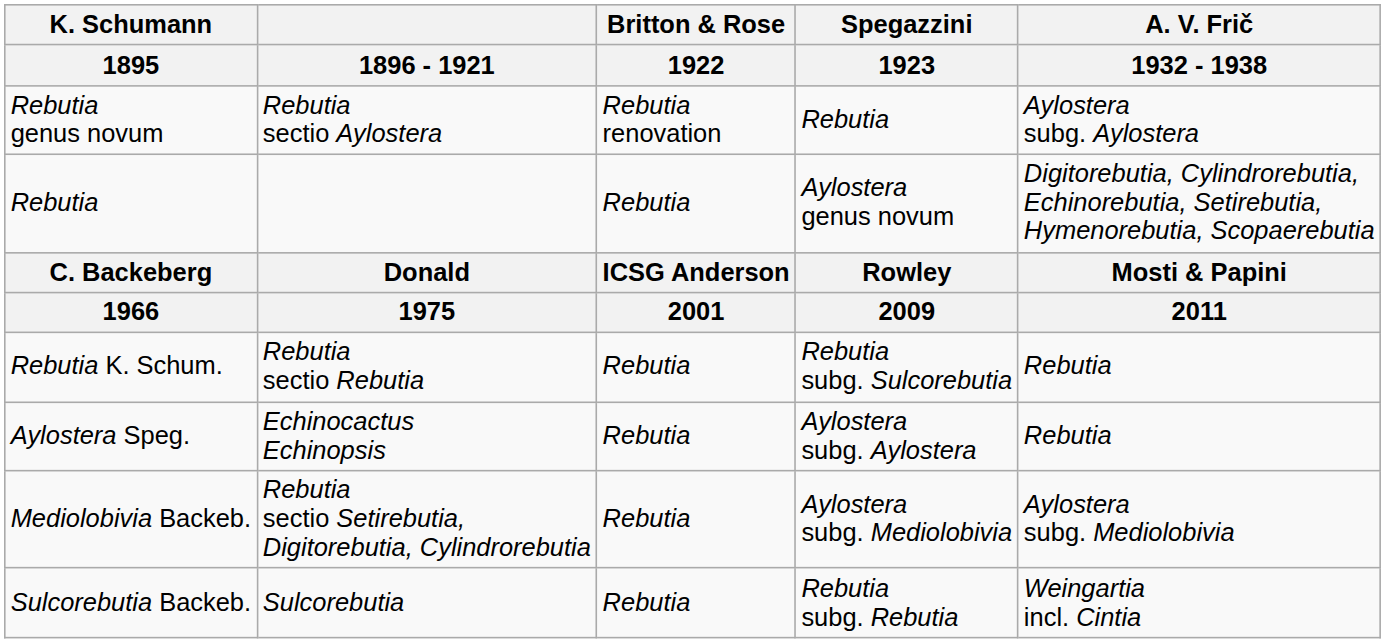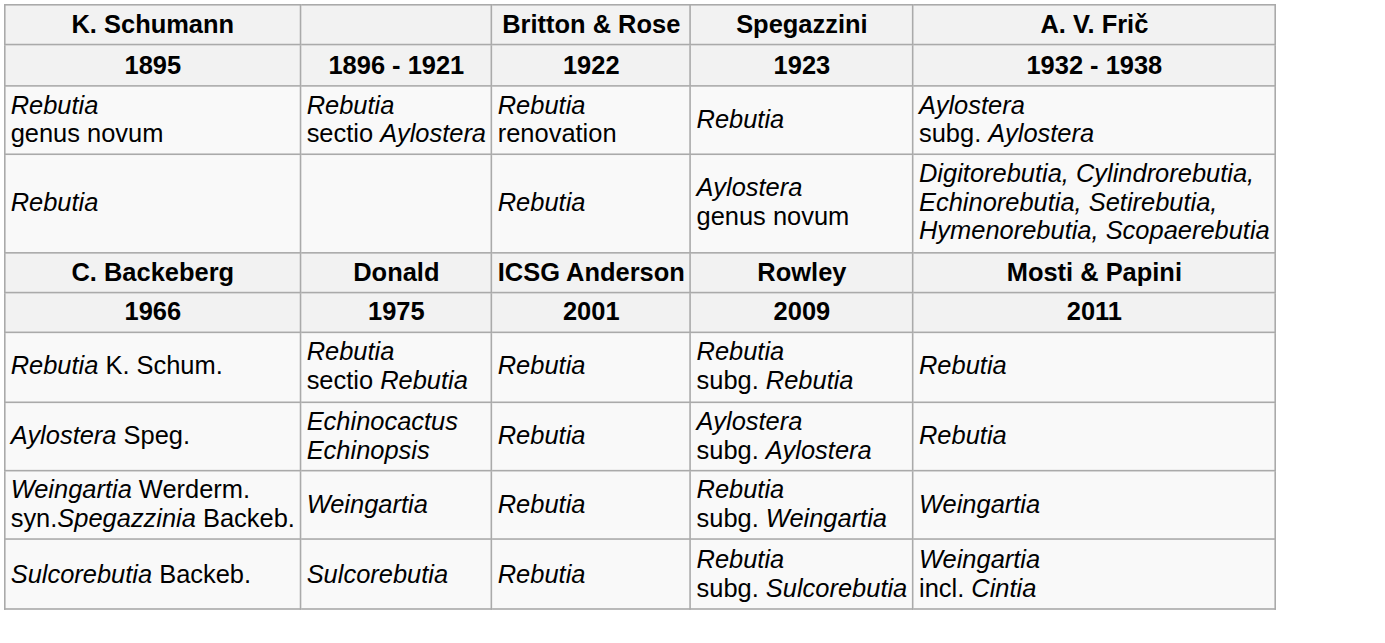(907, 366) Rebutia subg. Sulcorebutia -> (775, 366) Rebutia subg. Rebutia
- row: (131, 519)
+ row: (153, 504)
(880, 602) Rebutia subg. Rebutia -> (802, 573) Rebutia subg. Sulcorebutia
